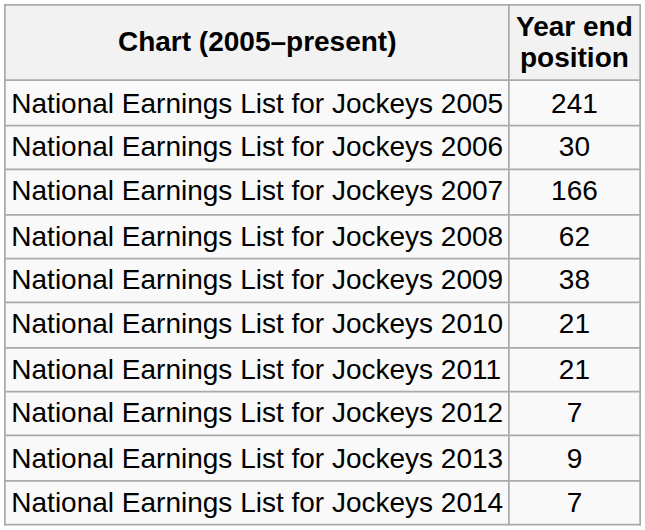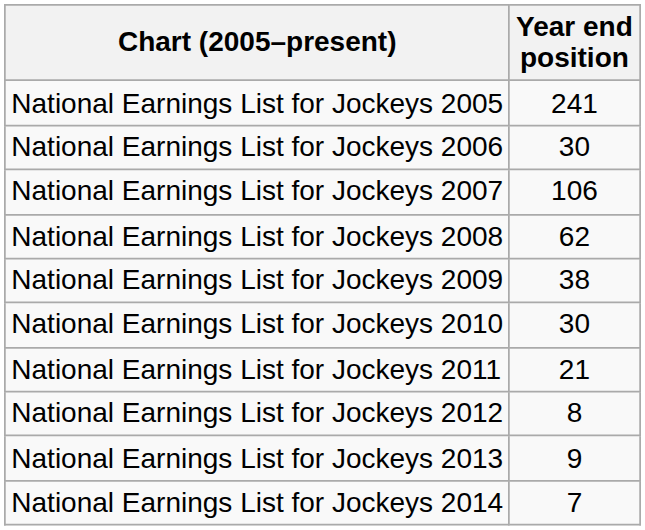(574, 191) 166 -> (574, 191) 106
(574, 324) 21 -> (574, 324) 30
(574, 413) 7 -> (574, 413) 8
